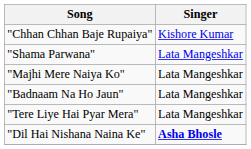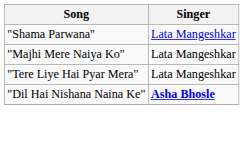- row: (80, 34)
- row: (65, 94)
